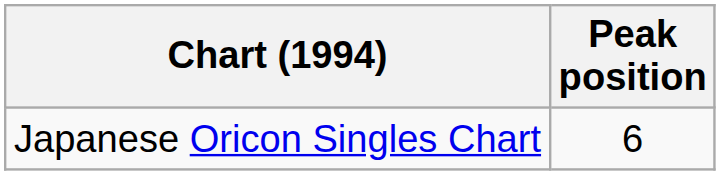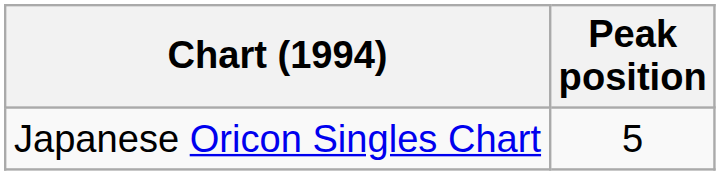(633, 137) 6 -> (633, 137) 5
